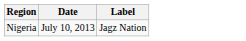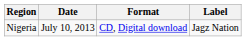+ column: (143, 12)
